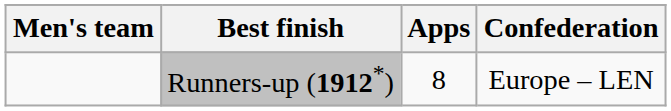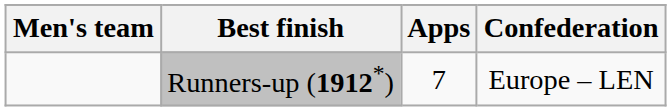(439, 78) 8 -> (439, 78) 7
